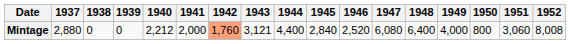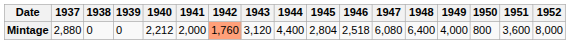(258, 30) 3,121 -> (258, 30) 3,120
(323, 30) 2,840 -> (323, 30) 2,804
(356, 30) 2,520 -> (356, 30) 2,518
(516, 30) 3,060 -> (516, 30) 3,600
(549, 30) 8,008 -> (549, 30) 8,000
